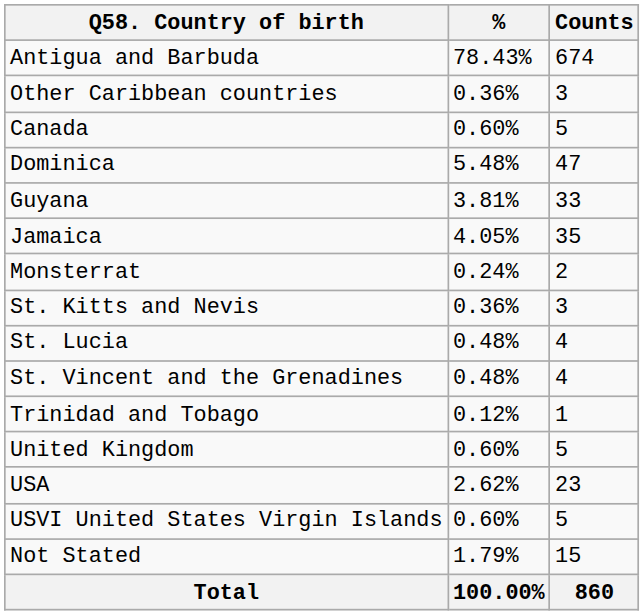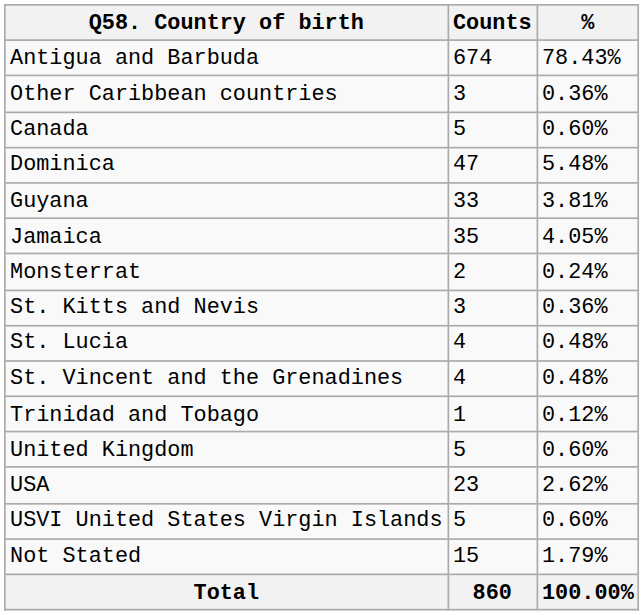columns swapped: (594, 23) <-> (499, 23)
